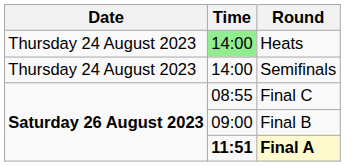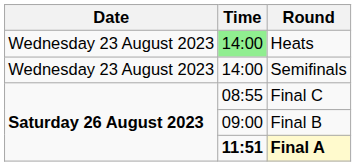(102, 43) Thursday 24 August 2023 -> (111, 43) Wednesday 23 August 2023
(102, 69) Thursday 24 August 2023 -> (111, 69) Wednesday 23 August 2023
